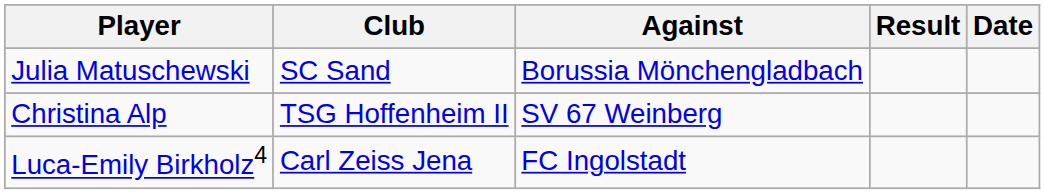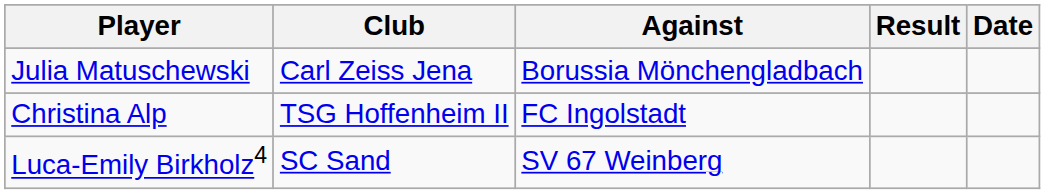(335, 70) SC Sand -> (376, 70) Carl Zeiss Jena
(622, 114) SV 67 Weinberg -> (604, 114) FC Ingolstadt
(376, 161) Carl Zeiss Jena -> (335, 161) SC Sand
(604, 161) FC Ingolstadt -> (622, 161) SV 67 Weinberg
